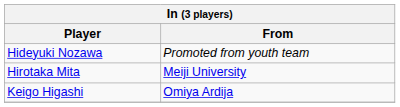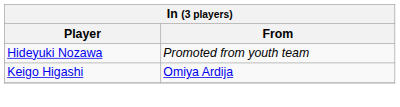- row: (44, 72)
